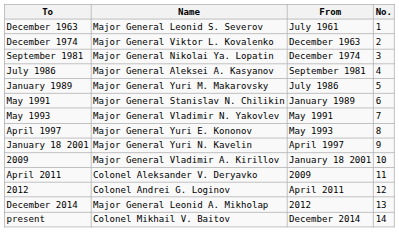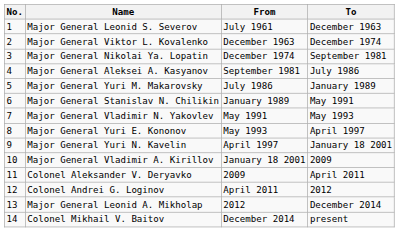columns swapped: (384, 12) <-> (48, 12)
